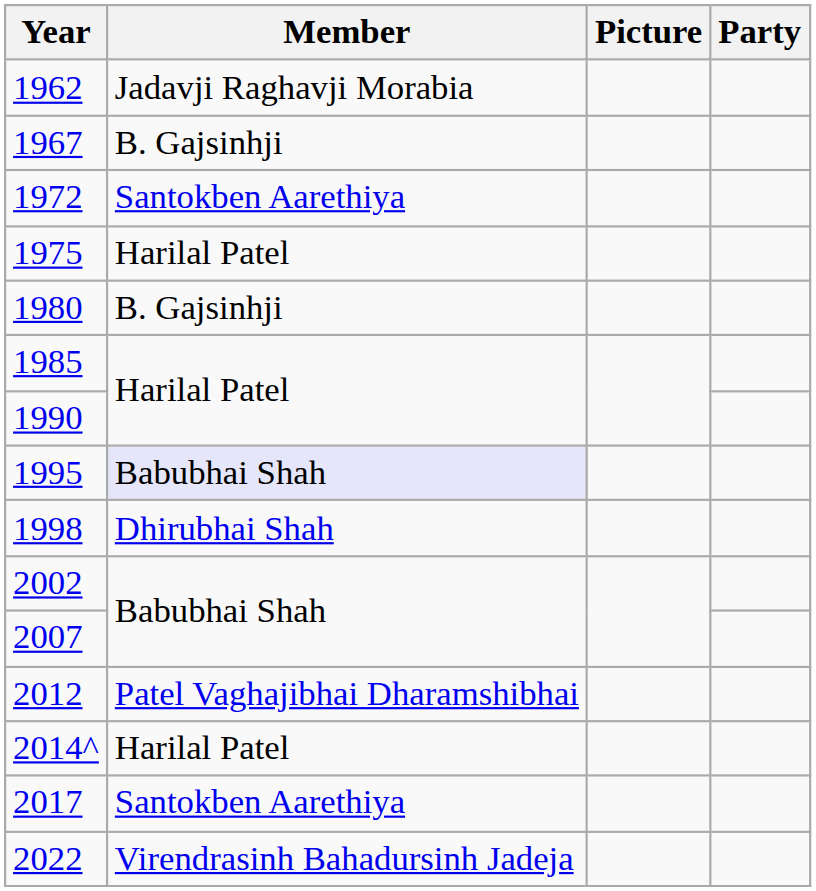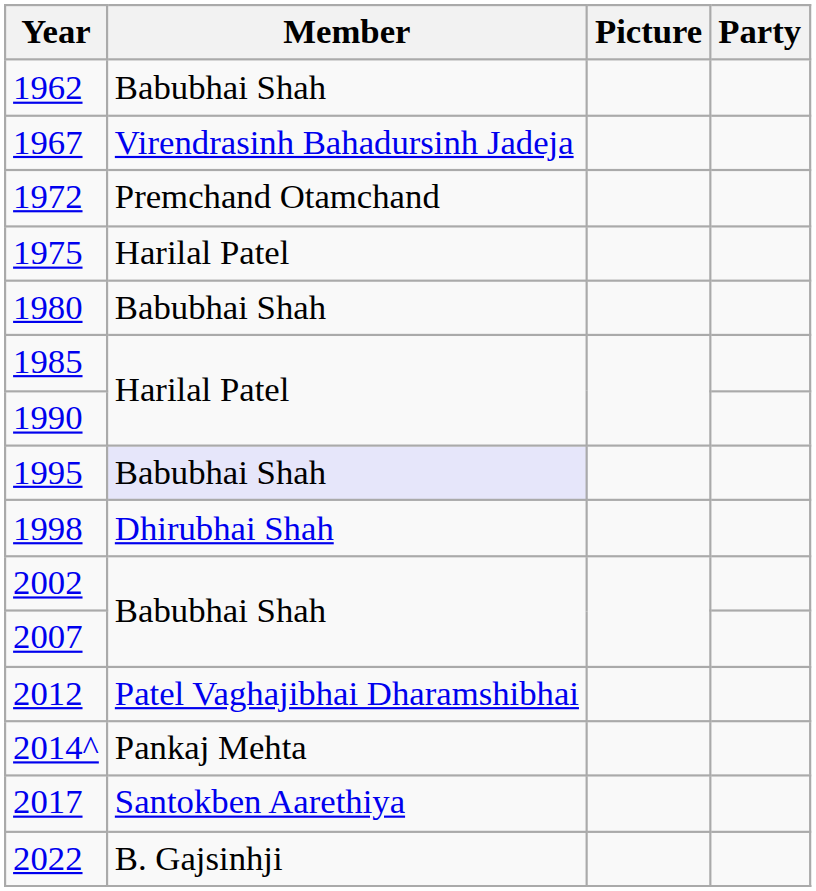(294, 87) Jadavji Raghavji Morabia -> (220, 87) Babubhai Shah
(199, 142) B. Gajsinhji -> (344, 142) Virendrasinh Bahadursinh Jadeja
(260, 197) Santokben Aarethiya -> (277, 197) Premchand Otamchand
(199, 307) B. Gajsinhji -> (220, 307) Babubhai Shah
(202, 747) Harilal Patel -> (211, 747) Pankaj Mehta
(344, 857) Virendrasinh Bahadursinh Jadeja -> (199, 857) B. Gajsinhji
